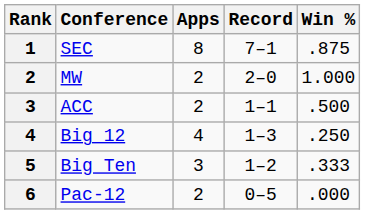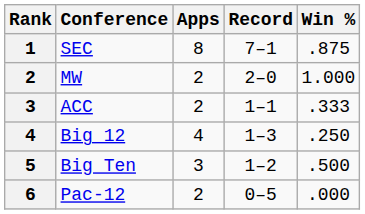(328, 107) .500 -> (328, 107) .333
(328, 166) .333 -> (328, 166) .500
